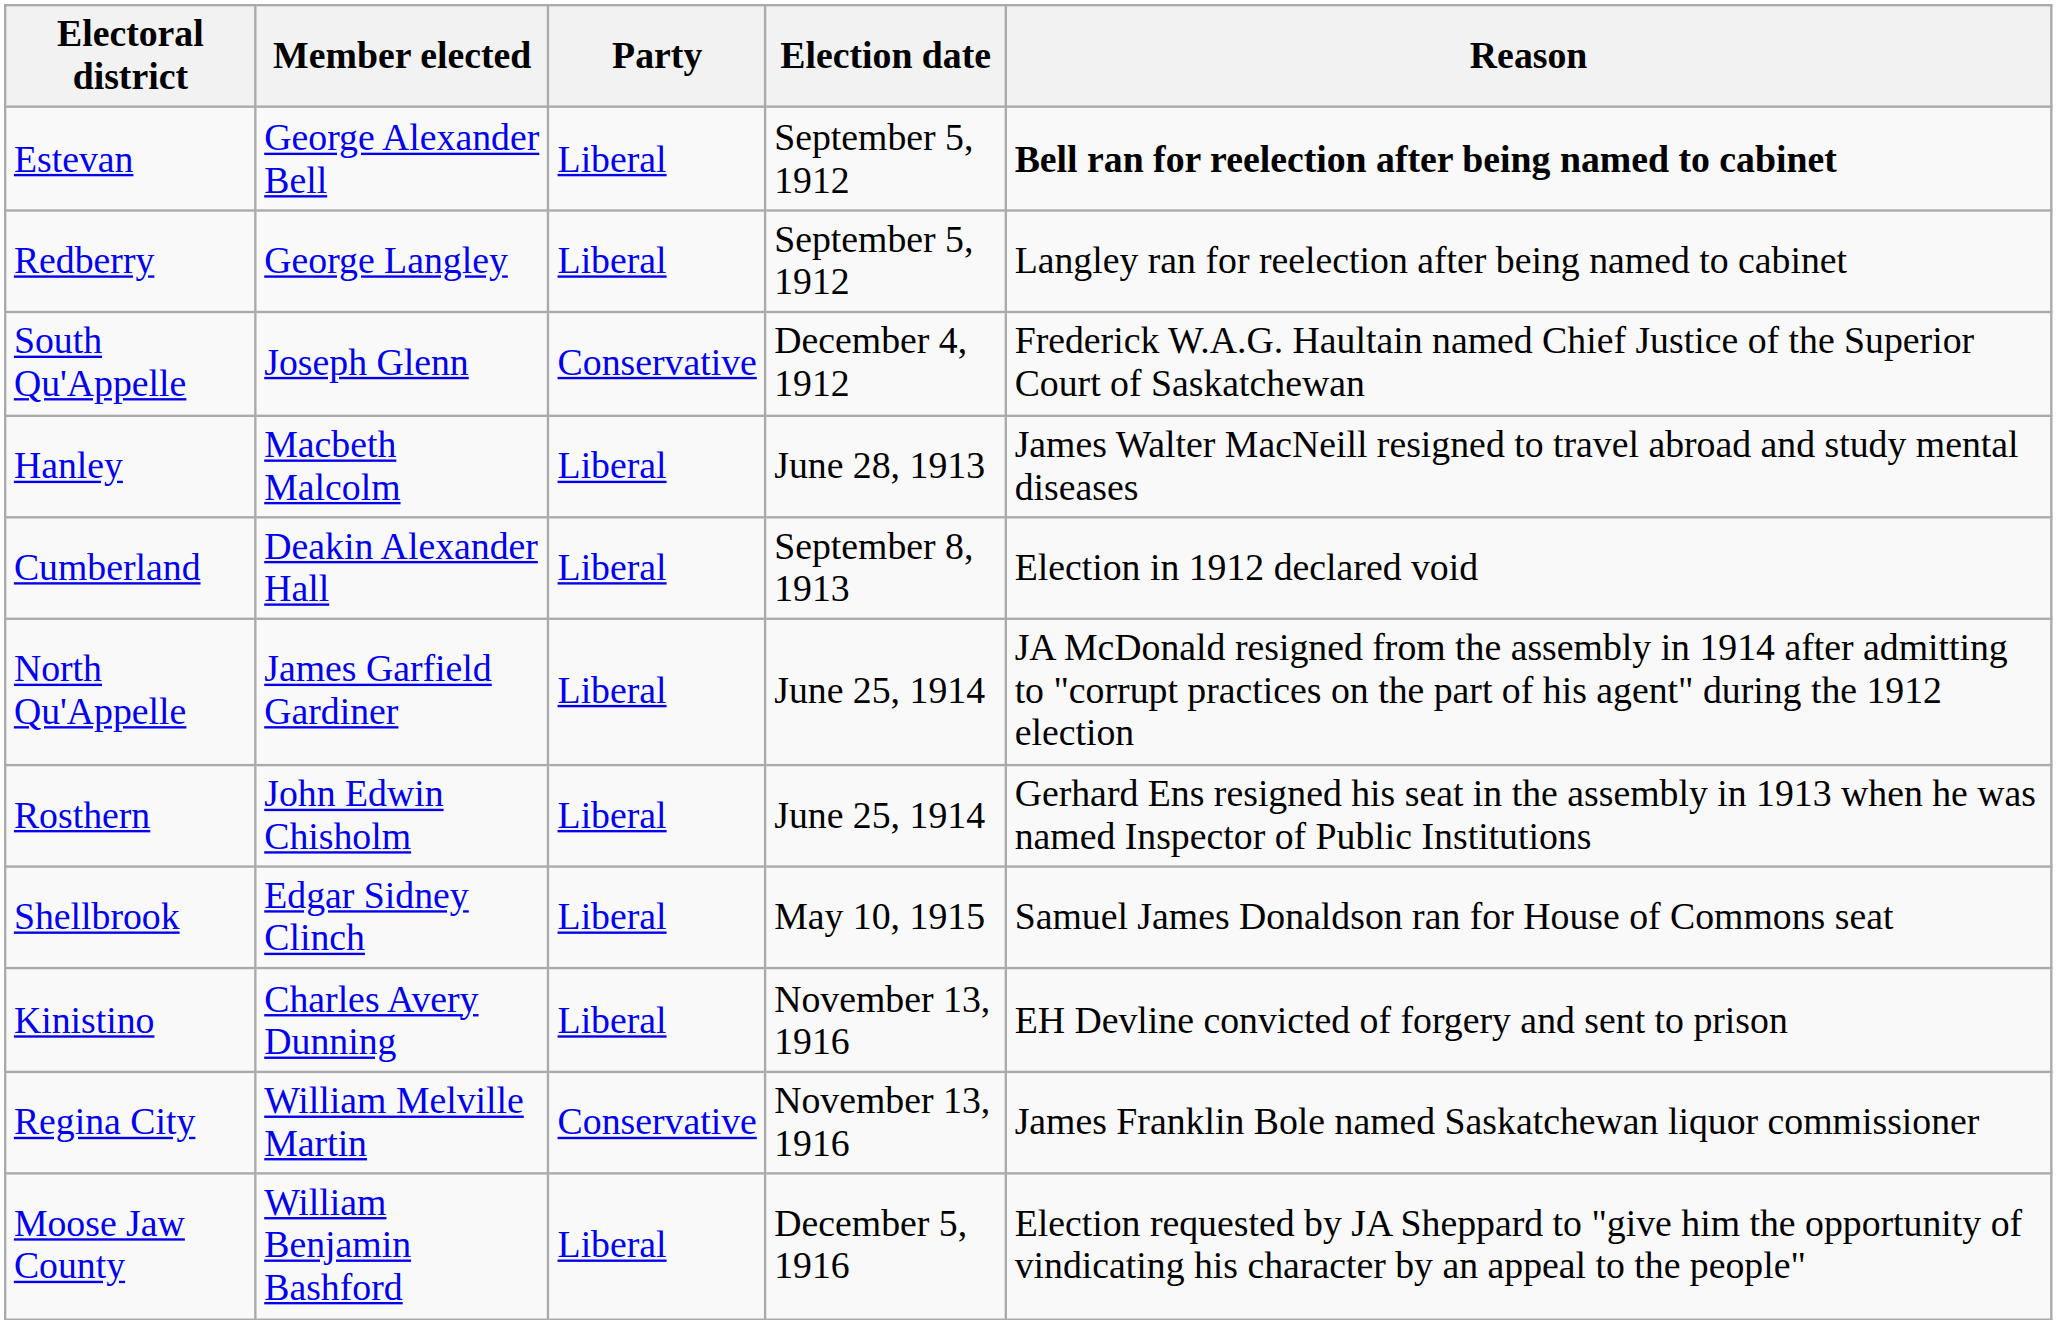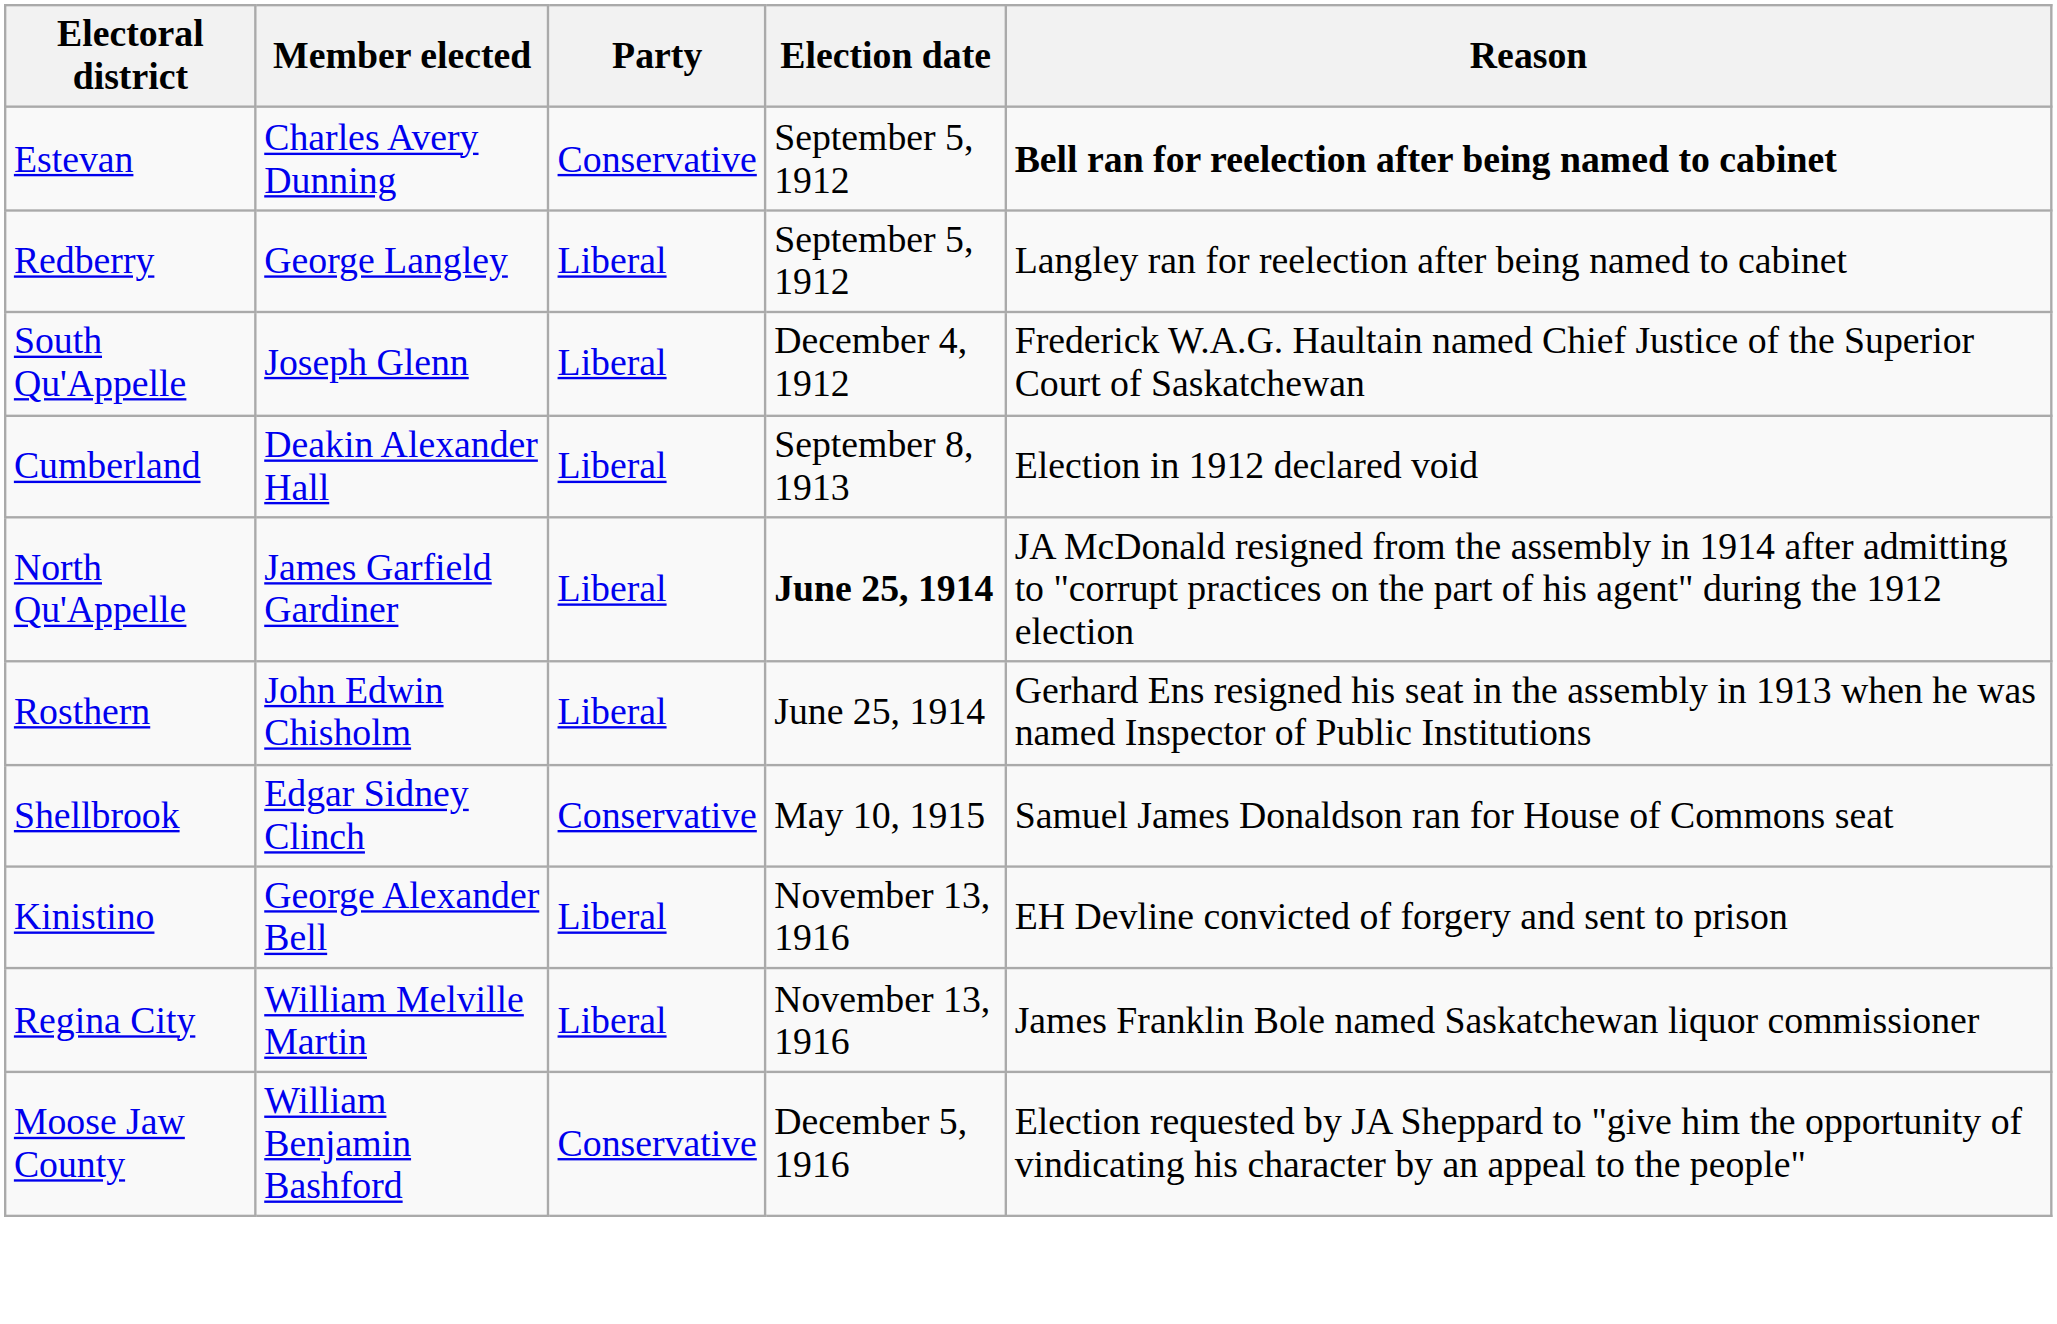(402, 158) George Alexander Bell -> (371, 158) Charles Avery Dunning
(612, 158) Liberal -> (657, 158) Conservative
(657, 362) Conservative -> (612, 362) Liberal
- row: (68, 465)
(880, 691) normal -> (884, 588) bold
(612, 917) Liberal -> (657, 814) Conservative
(371, 1019) Charles Avery Dunning -> (402, 917) George Alexander Bell
(657, 1121) Conservative -> (612, 1019) Liberal
(612, 1245) Liberal -> (657, 1143) Conservative
